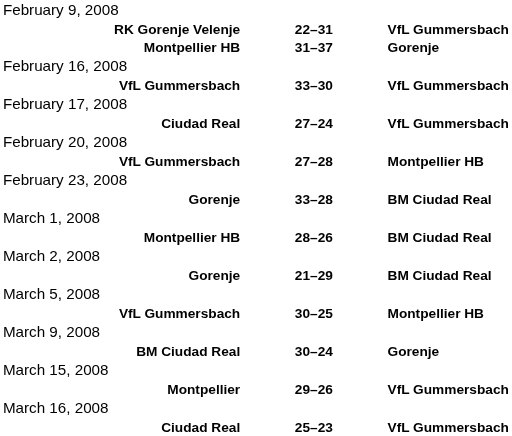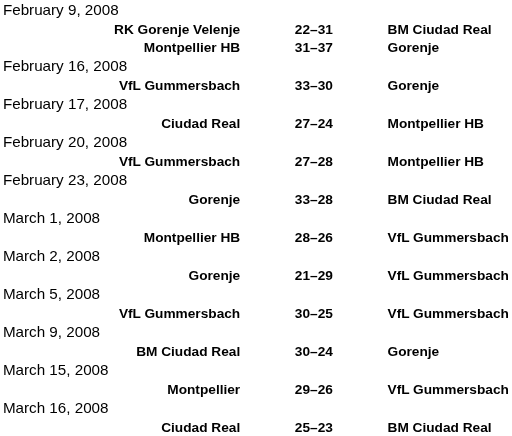(448, 29) VfL Gummersbach -> (440, 29) BM Ciudad Real
(448, 85) VfL Gummersbach -> (413, 85) Gorenje
(448, 123) VfL Gummersbach -> (436, 123) Montpellier HB
(440, 237) BM Ciudad Real -> (448, 237) VfL Gummersbach
(440, 275) BM Ciudad Real -> (448, 275) VfL Gummersbach
(436, 313) Montpellier HB -> (448, 313) VfL Gummersbach
(448, 427) VfL Gummersbach -> (440, 427) BM Ciudad Real
